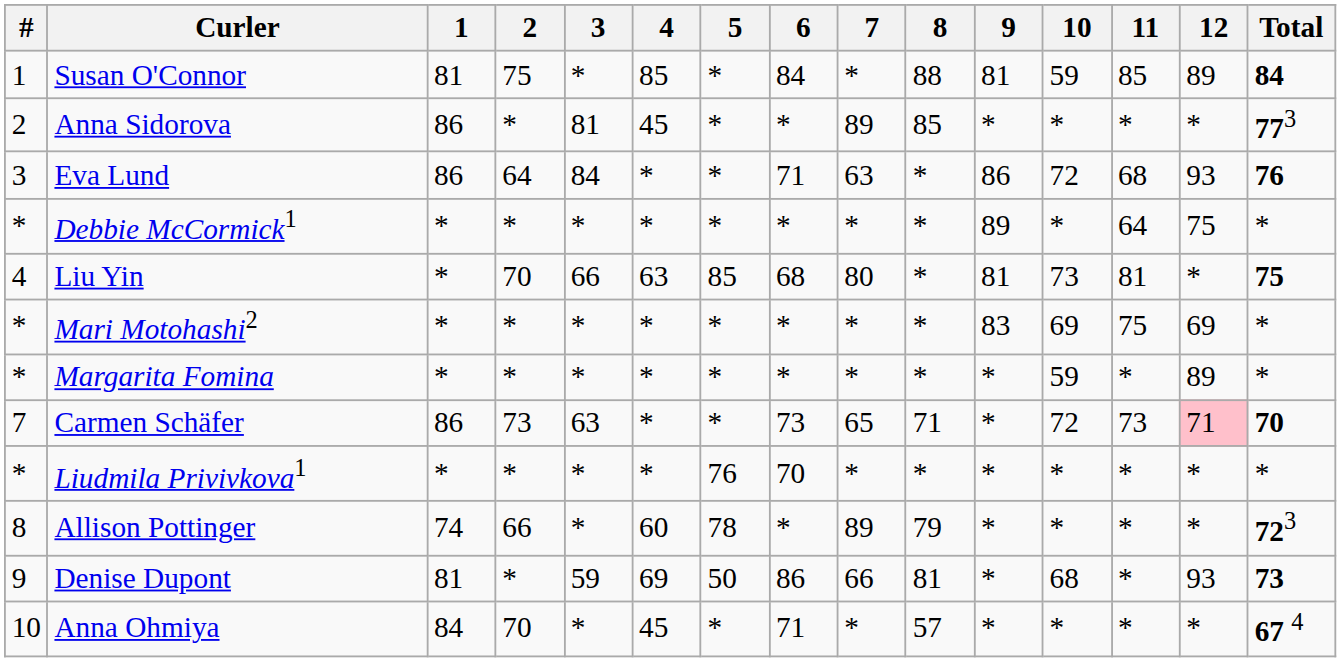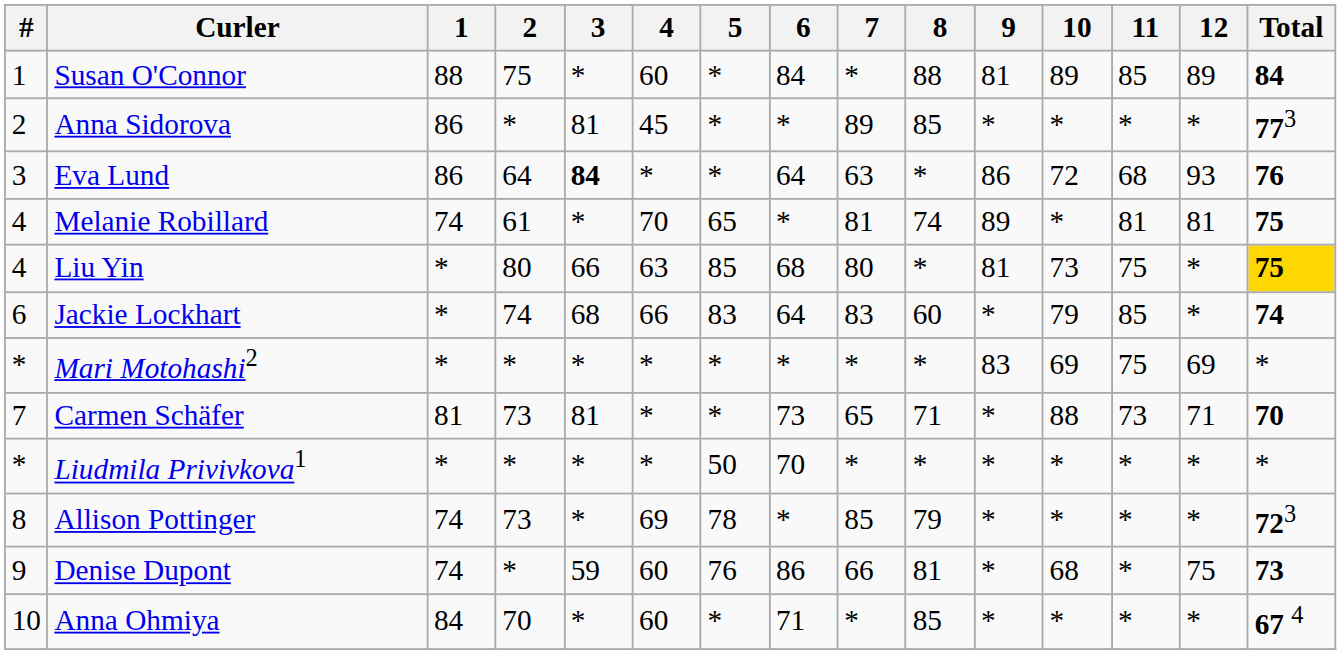(449, 74) 81 -> (449, 74) 88
(654, 74) 85 -> (654, 74) 60
(1064, 74) 59 -> (1064, 74) 89
(585, 174) normal -> (585, 174) bold
(791, 174) 71 -> (791, 174) 64
- row: (176, 225)
+ row: (161, 221)
(517, 275) 70 -> (517, 267) 80
(1133, 275) 81 -> (1133, 267) 75
(1269, 275) no background -> (1269, 267) gold background
+ row: (148, 314)
- row: (164, 376)
(449, 422) 86 -> (449, 415) 81
(585, 422) 63 -> (585, 415) 81
(1064, 422) 72 -> (1064, 415) 88
(1201, 422) pink background -> (1201, 415) no background
(722, 473) 76 -> (722, 465) 50
(517, 527) 66 -> (517, 519) 73
(654, 527) 60 -> (654, 519) 69
(859, 527) 89 -> (859, 519) 85
(449, 578) 81 -> (449, 570) 74
(654, 578) 69 -> (654, 570) 60
(722, 578) 50 -> (722, 570) 76
(1201, 578) 93 -> (1201, 570) 75
(654, 628) 45 -> (654, 620) 60
(927, 628) 57 -> (927, 620) 85
